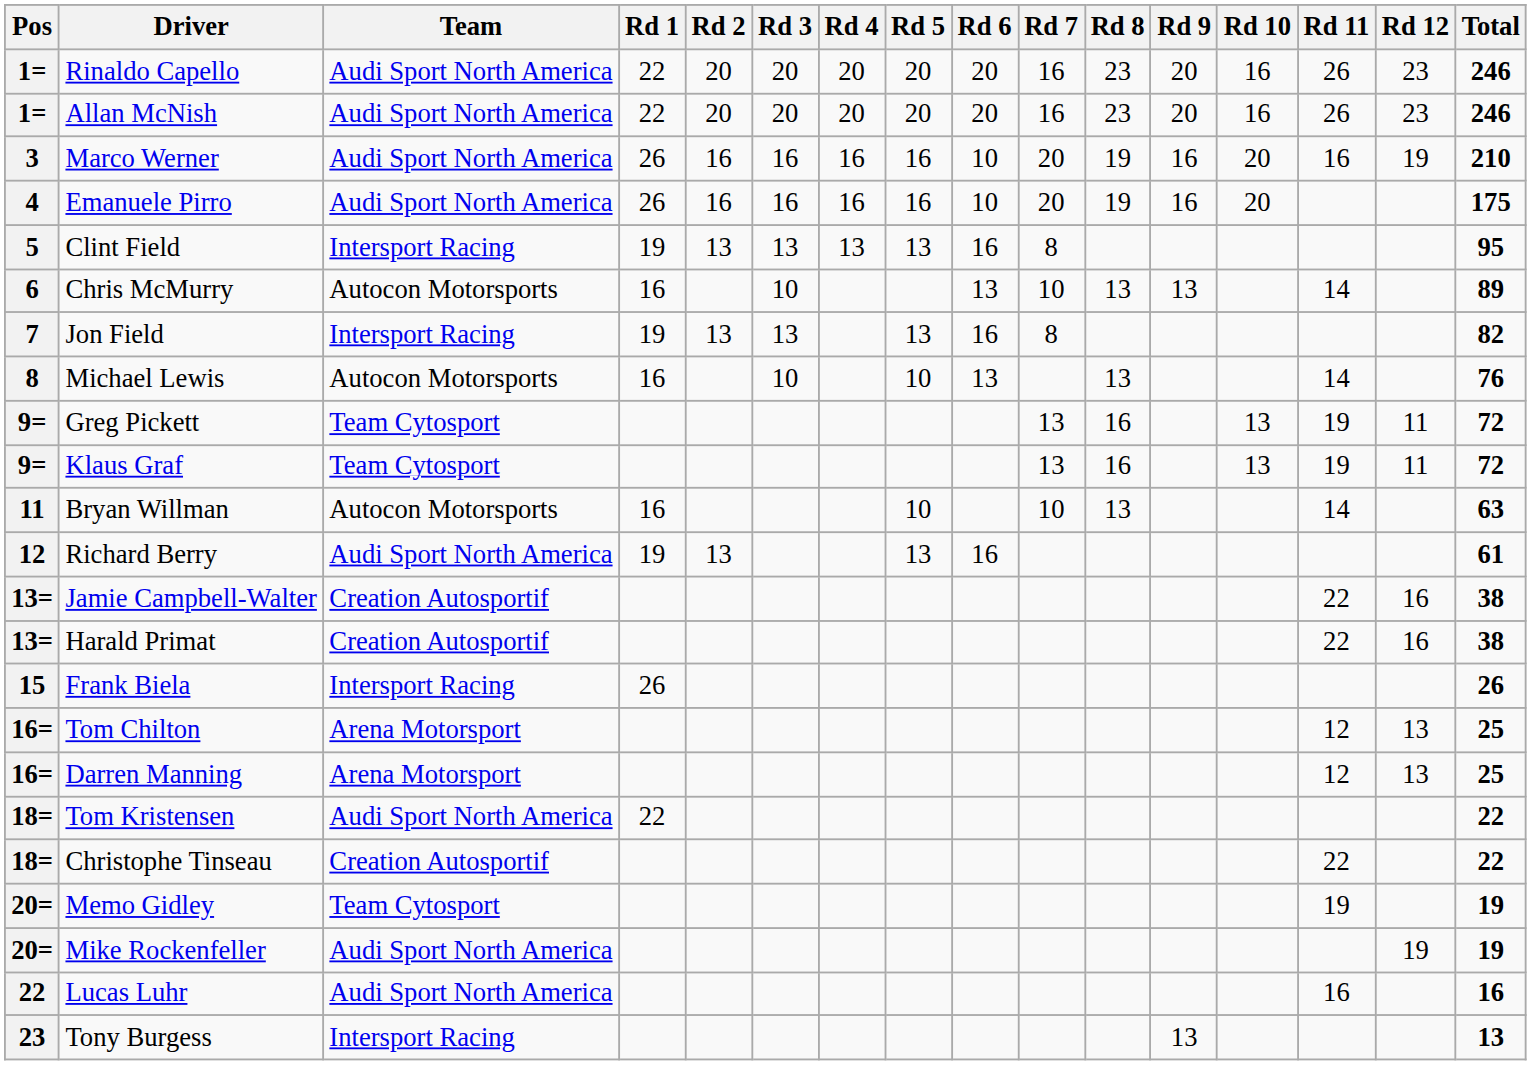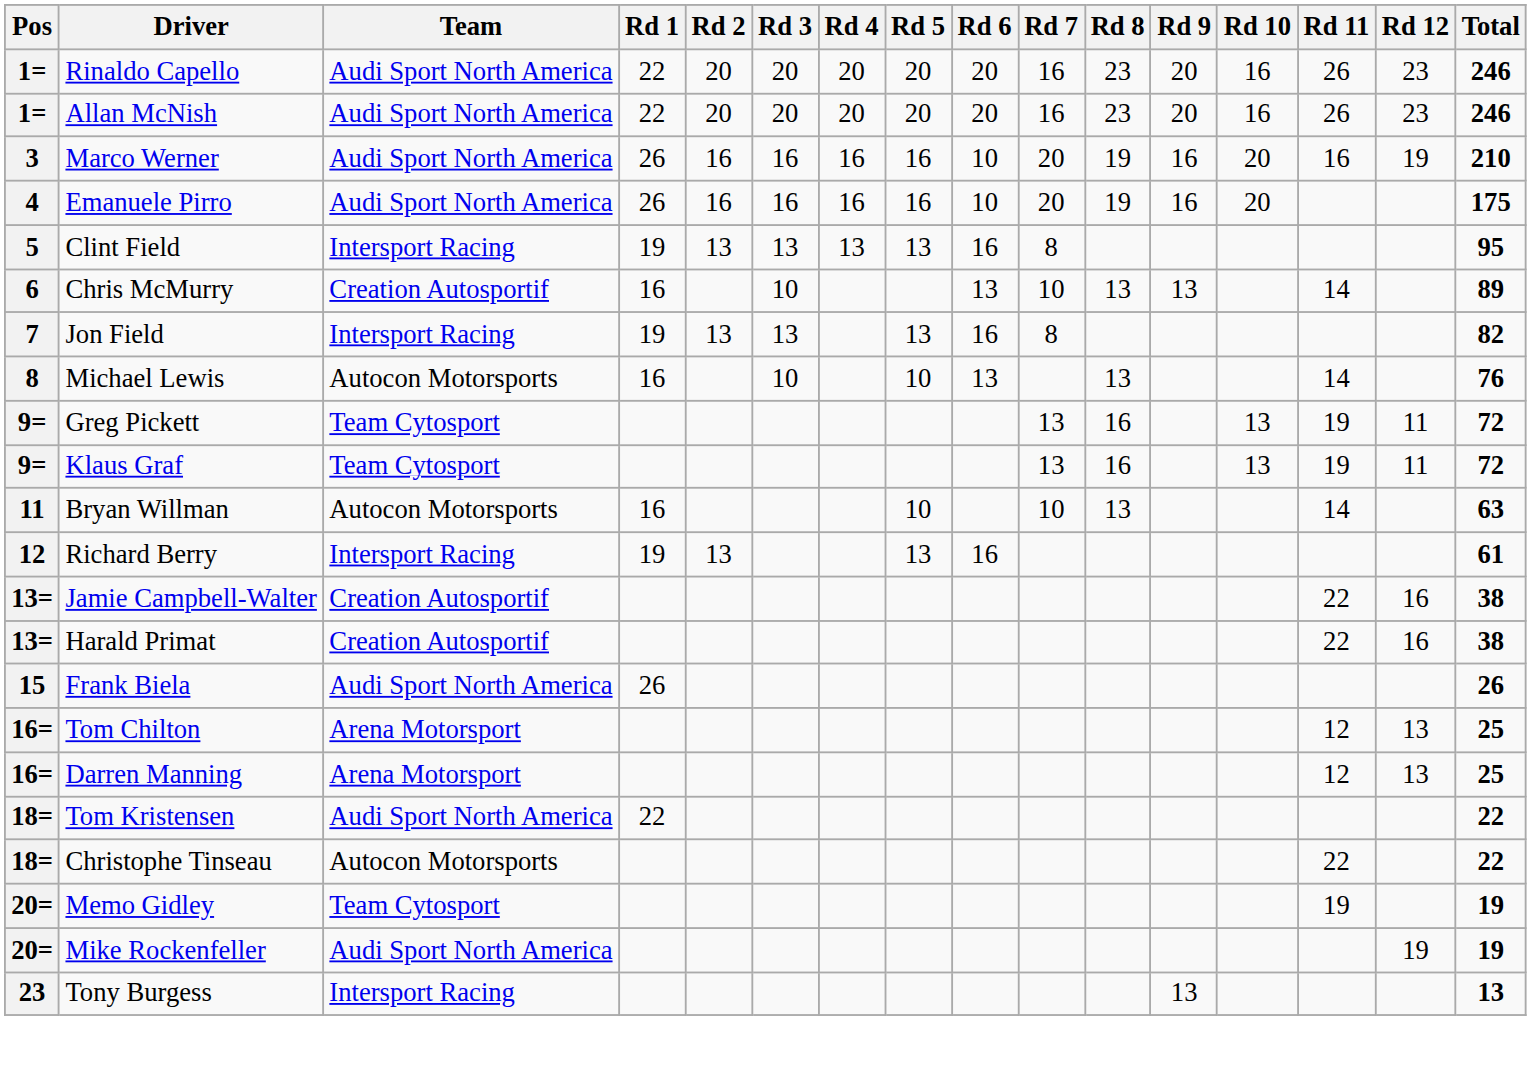(444, 290) Autocon Motorsports -> (439, 290) Creation Autosportif
(471, 554) Audi Sport North America -> (422, 554) Intersport Racing
(422, 685) Intersport Racing -> (471, 685) Audi Sport North America
(439, 861) Creation Autosportif -> (444, 861) Autocon Motorsports
- row: (126, 993)
